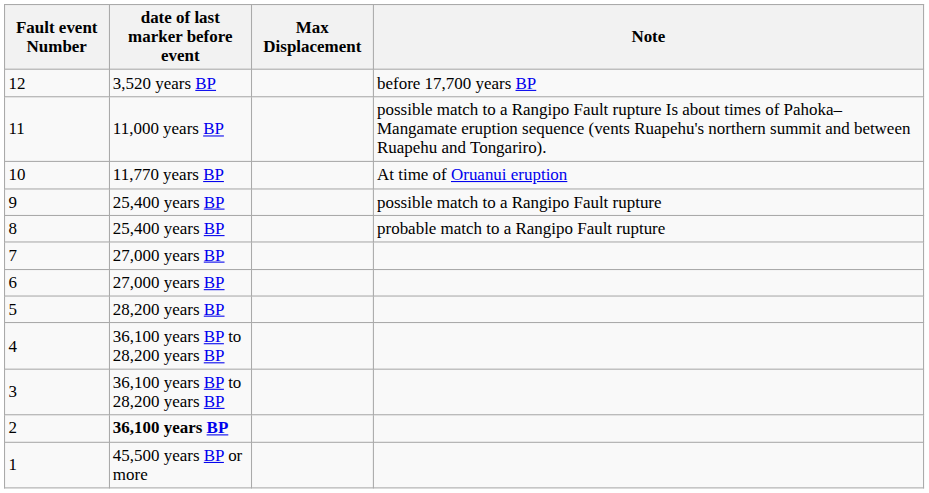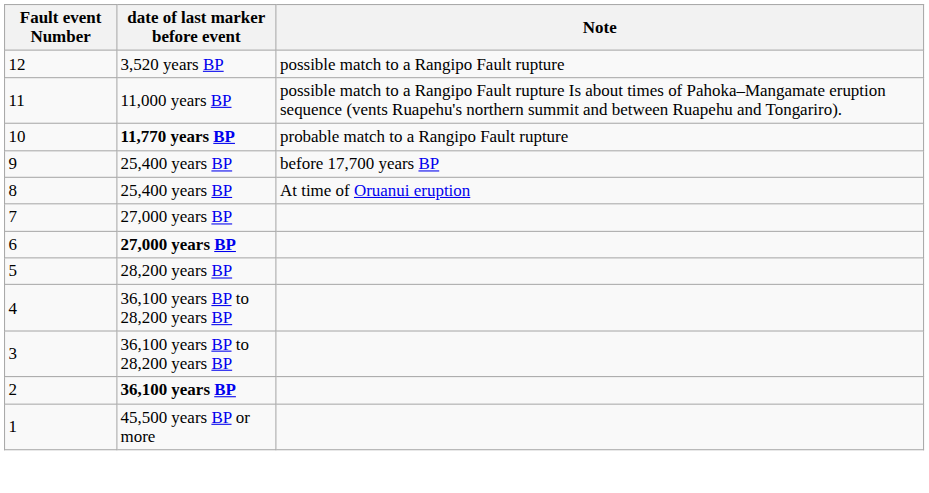- column: (312, 37)
(457, 83) before 17,700 years BP -> (422, 63) possible match to a Rangipo Fault rupture
(168, 174) normal -> (178, 136) bold
(472, 174) At time of Oruanui eruption -> (424, 136) probable match to a Rangipo Fault rupture
(519, 201) possible match to a Rangipo Fault rupture -> (360, 163) before 17,700 years BP
(521, 228) probable match to a Rangipo Fault rupture -> (375, 190) At time of Oruanui eruption
(169, 282) normal -> (178, 244) bold
